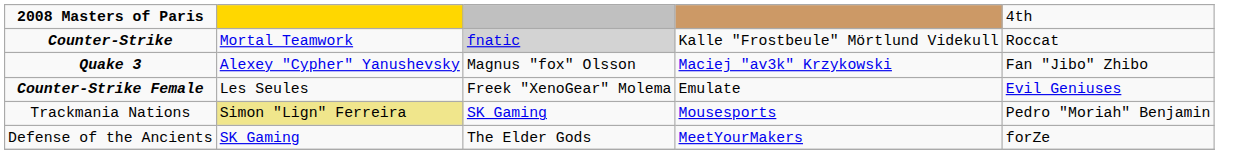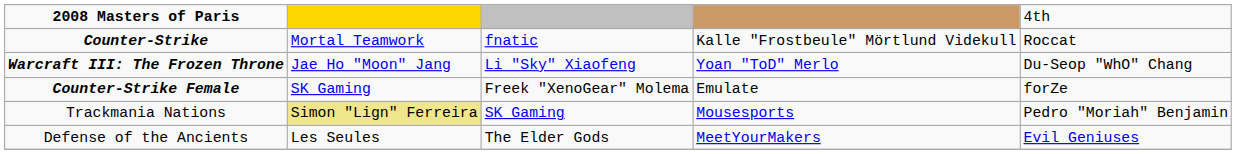(494, 41) lightgrey background -> (511, 41) no background
+ row: (146, 65)
- row: (110, 65)
(264, 89) Les Seules -> (331, 89) SK Gaming
(1064, 89) Evil Geniuses -> (1046, 89) forZe
(260, 137) SK Gaming -> (335, 137) Les Seules
(1028, 137) forZe -> (1081, 137) Evil Geniuses
